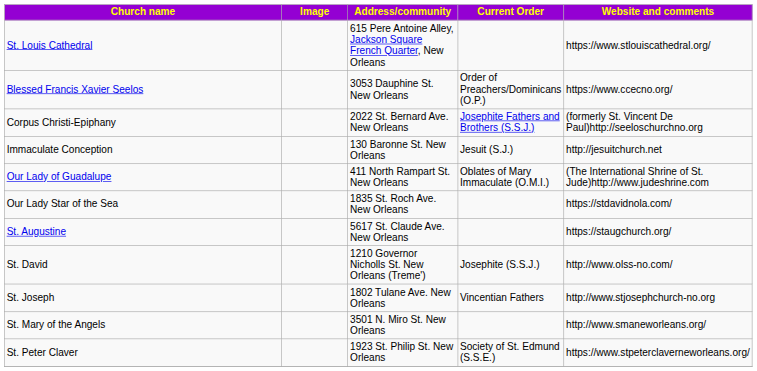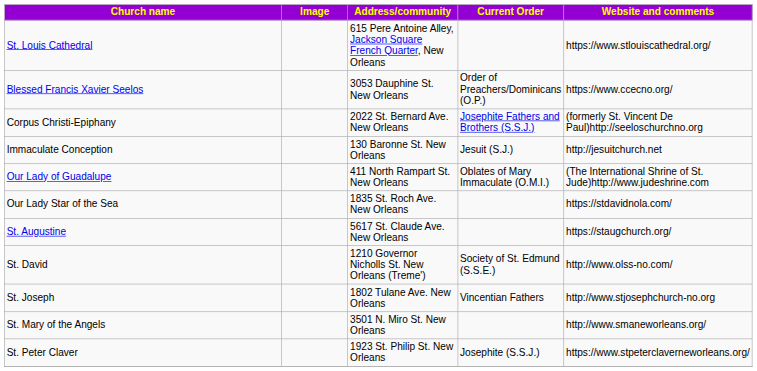(500, 265) Josephite (S.S.J.) -> (510, 265) Society of St. Edmund (S.S.E.)
(510, 352) Society of St. Edmund (S.S.E.) -> (500, 352) Josephite (S.S.J.)
